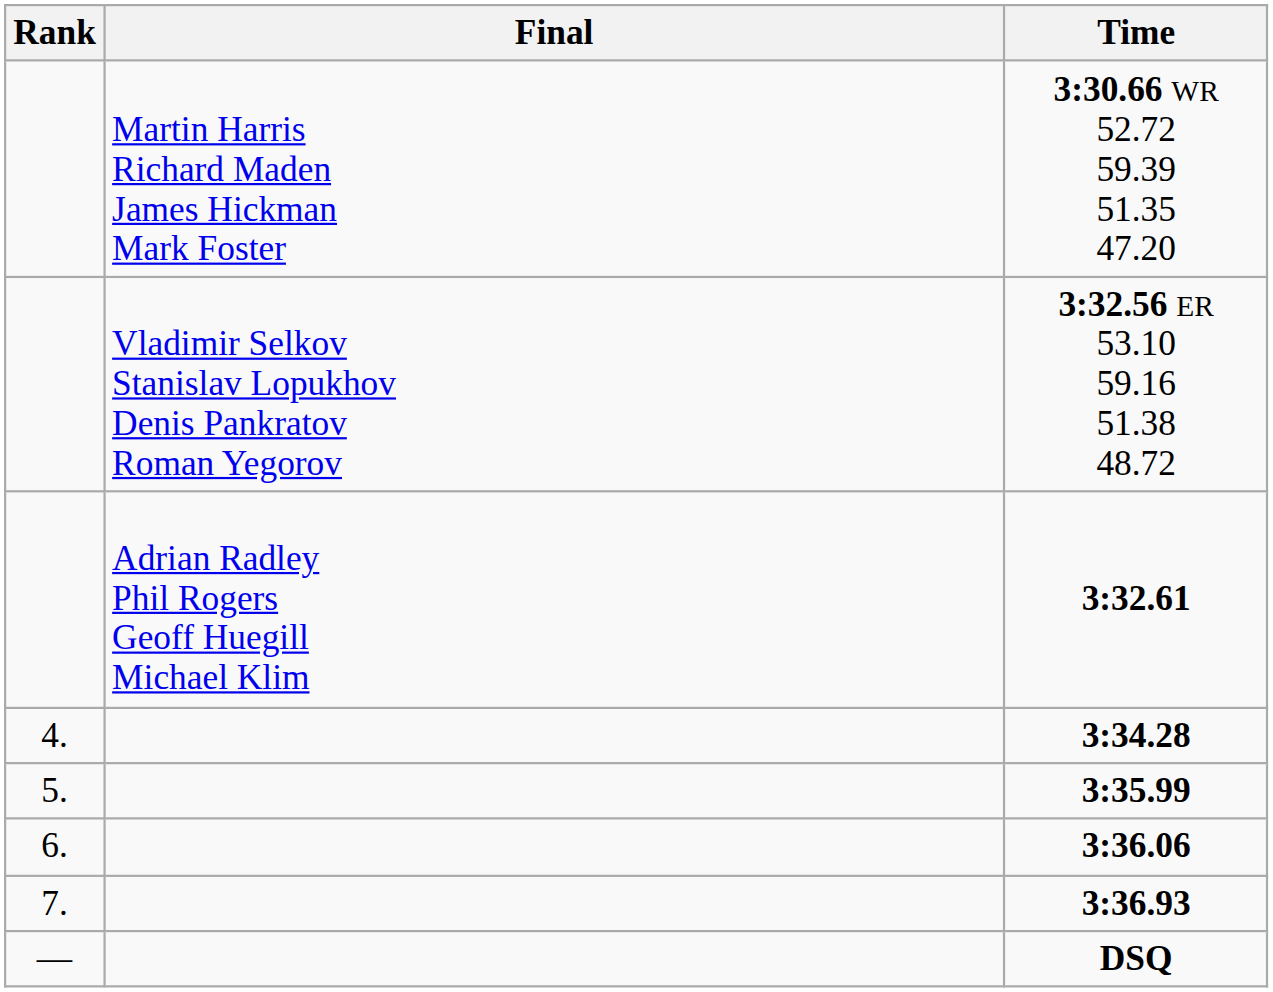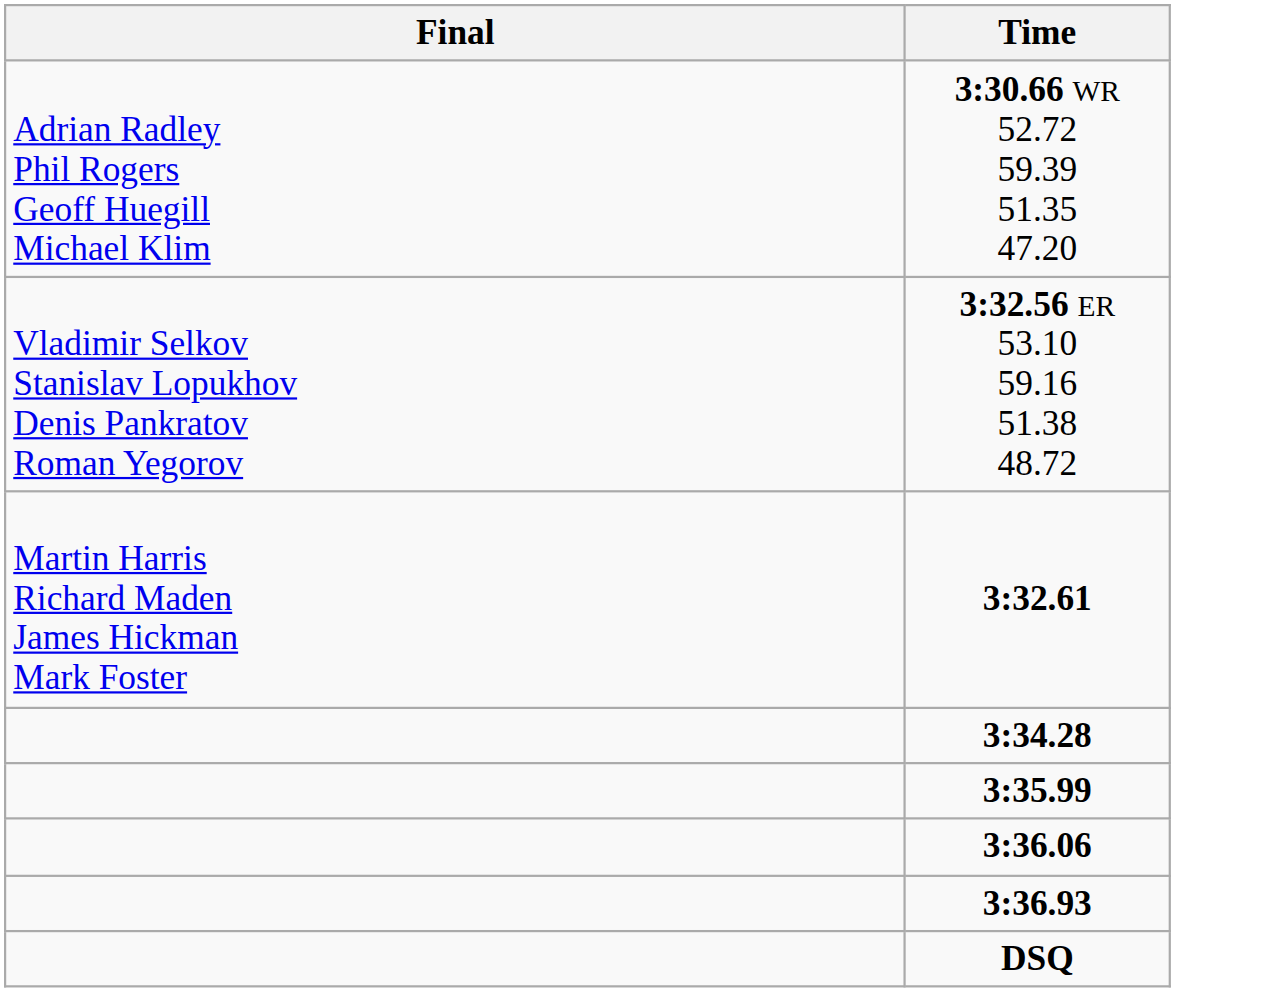- column: (55, 32)
(225, 188) Martin Harris Richard Maden James Hickman Mark Foster -> (117, 188) Adrian Radley Phil Rogers Geoff Huegill Michael Klim
(216, 618) Adrian Radley Phil Rogers Geoff Huegill Michael Klim -> (126, 618) Martin Harris Richard Maden James Hickman Mark Foster
